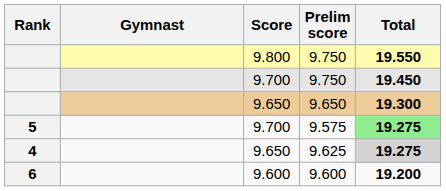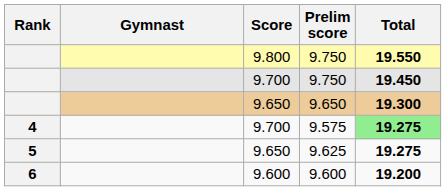(32, 127) 5 -> (32, 127) 4
(32, 151) 4 -> (32, 151) 5
(398, 151) lightgrey background -> (398, 151) no background
